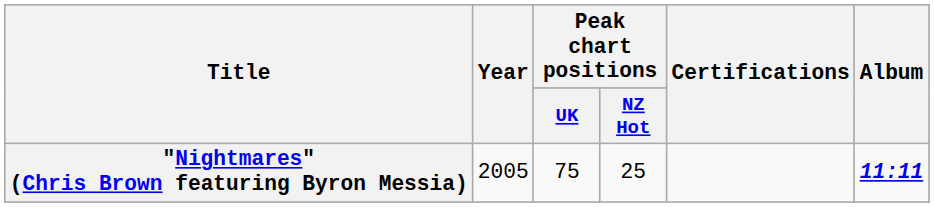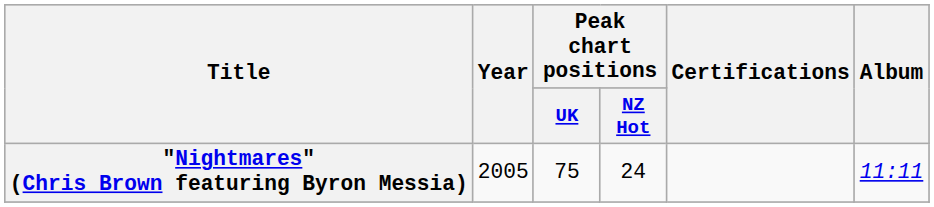(633, 173) 25 -> (633, 173) 24
(891, 173) bold -> (891, 173) normal
